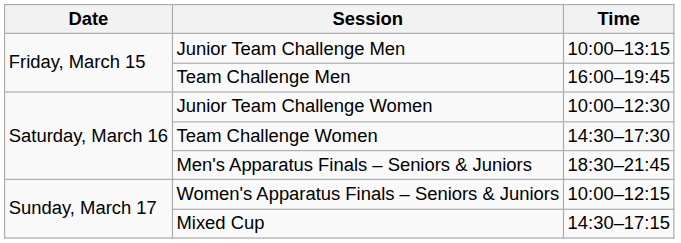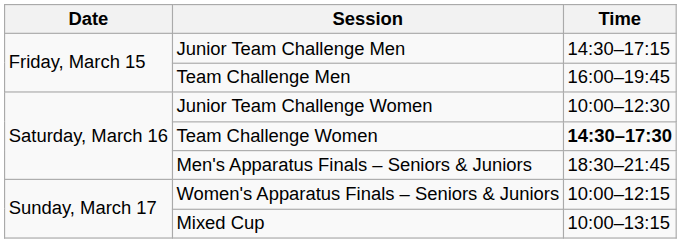(619, 48) 10:00–13:15 -> (619, 48) 14:30–17:15
(619, 135) normal -> (620, 135) bold
(619, 223) 14:30–17:15 -> (619, 223) 10:00–13:15
